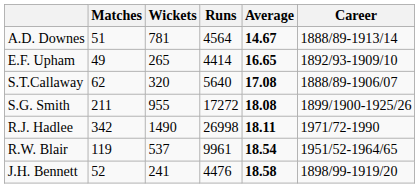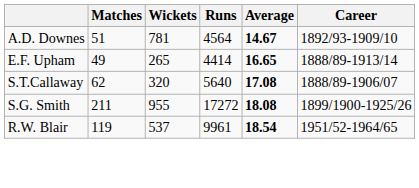(349, 37) 1888/89-1913/14 -> (349, 37) 1892/93-1909/10
(349, 60) 1892/93-1909/10 -> (349, 60) 1888/89-1913/14
- row: (40, 127)
- row: (43, 171)
